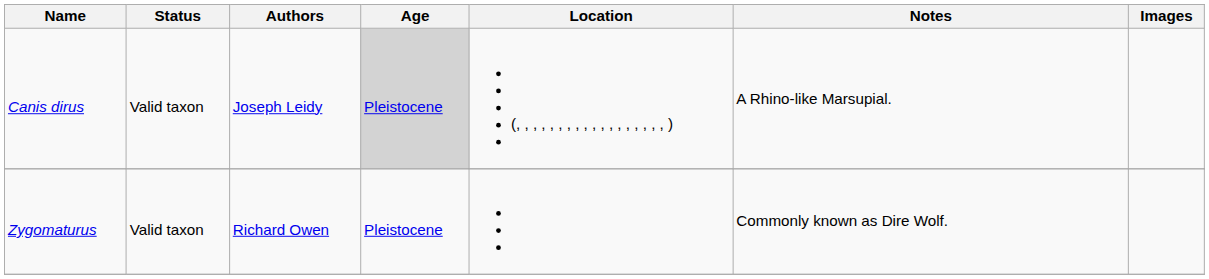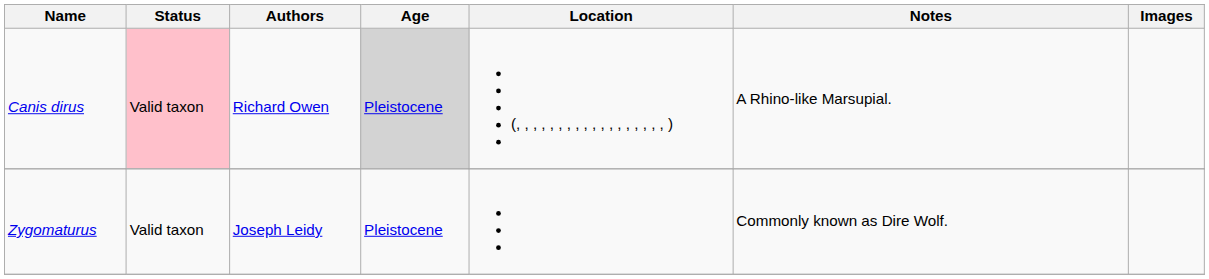(167, 107) no background -> (167, 107) pink background
(278, 107) Joseph Leidy -> (281, 107) Richard Owen
(281, 230) Richard Owen -> (278, 230) Joseph Leidy
